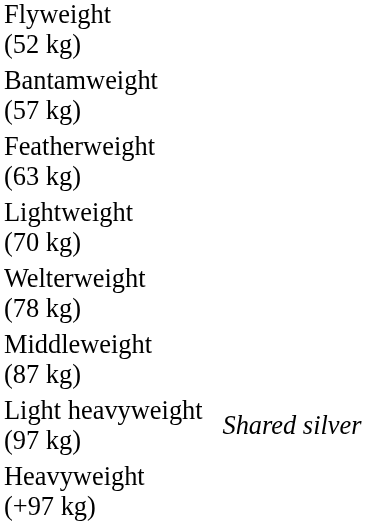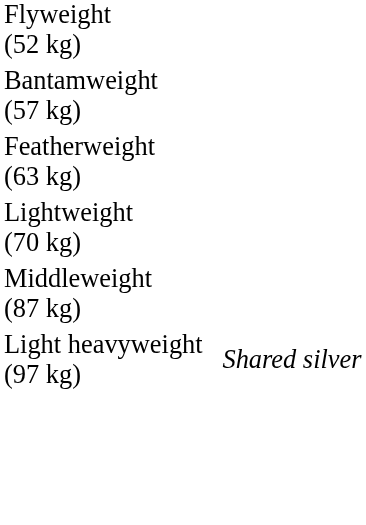- row: (75, 293)
- row: (74, 491)
